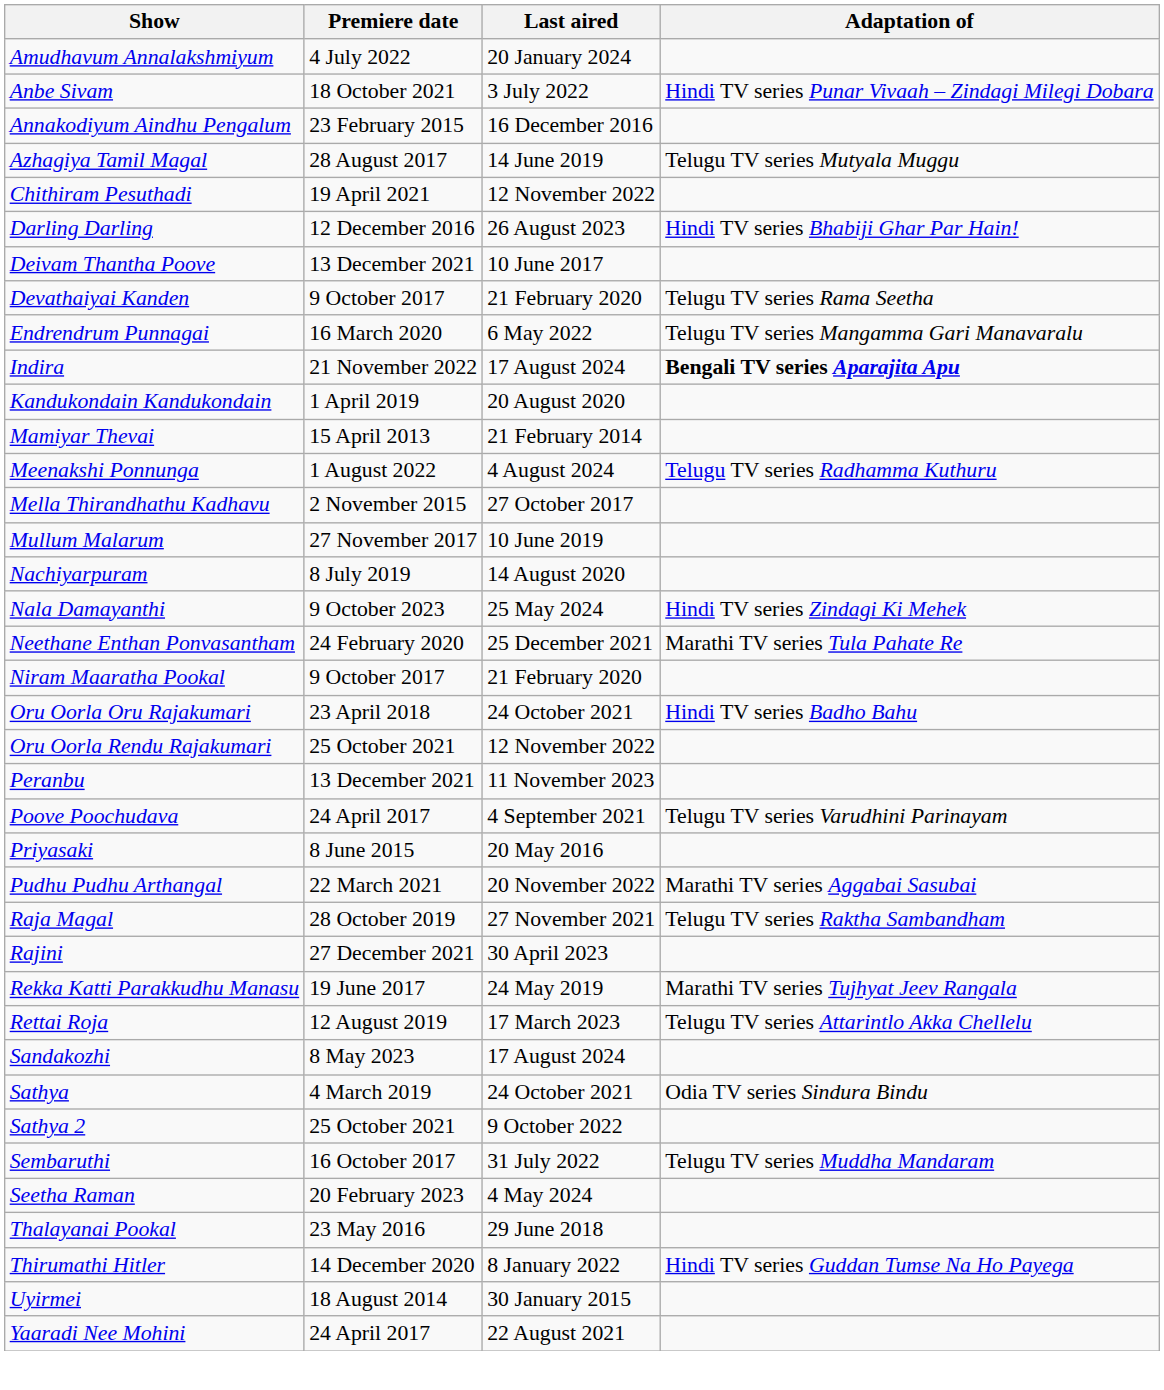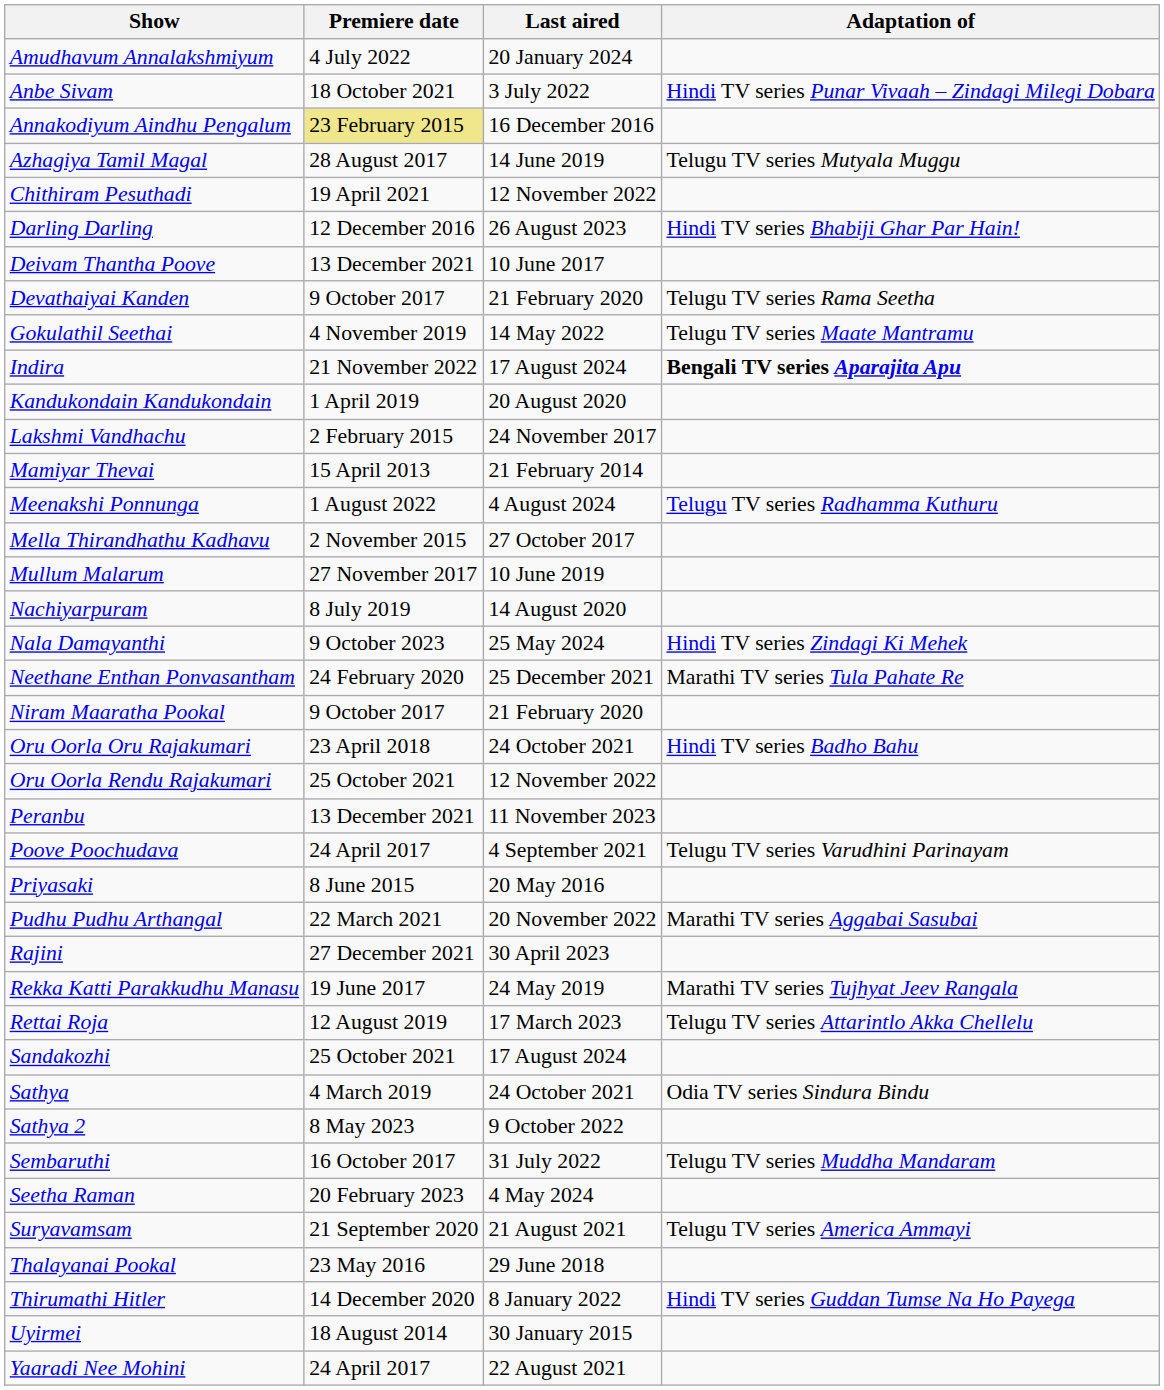(387, 125) no background -> (387, 125) khaki background
- row: (109, 332)
+ row: (91, 332)
+ row: (98, 435)
- row: (61, 919)
(362, 1057) 8 May 2023 -> (382, 1057) 25 October 2021
(382, 1126) 25 October 2021 -> (362, 1126) 8 May 2023
+ row: (71, 1229)
